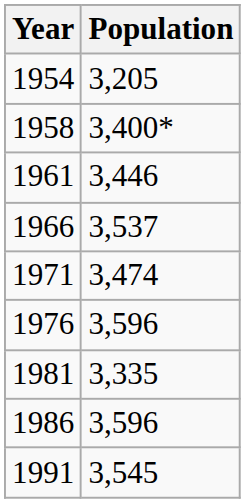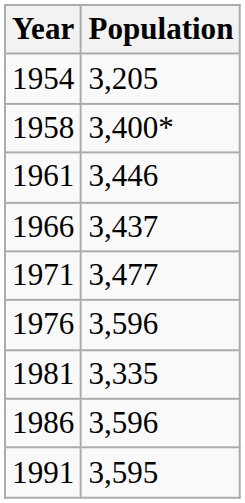(123, 226) 3,537 -> (123, 226) 3,437
(123, 275) 3,474 -> (123, 275) 3,477
(123, 472) 3,545 -> (123, 472) 3,595
